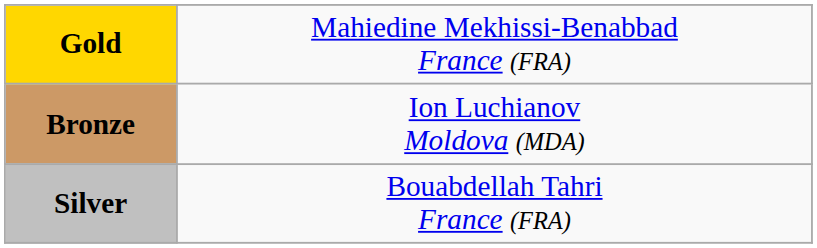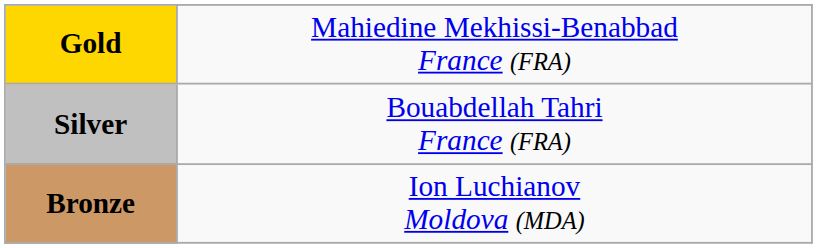rows swapped: (91, 202) <-> (91, 123)
